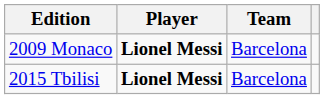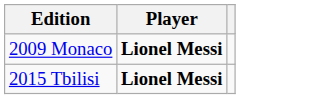- column: (269, 19)
